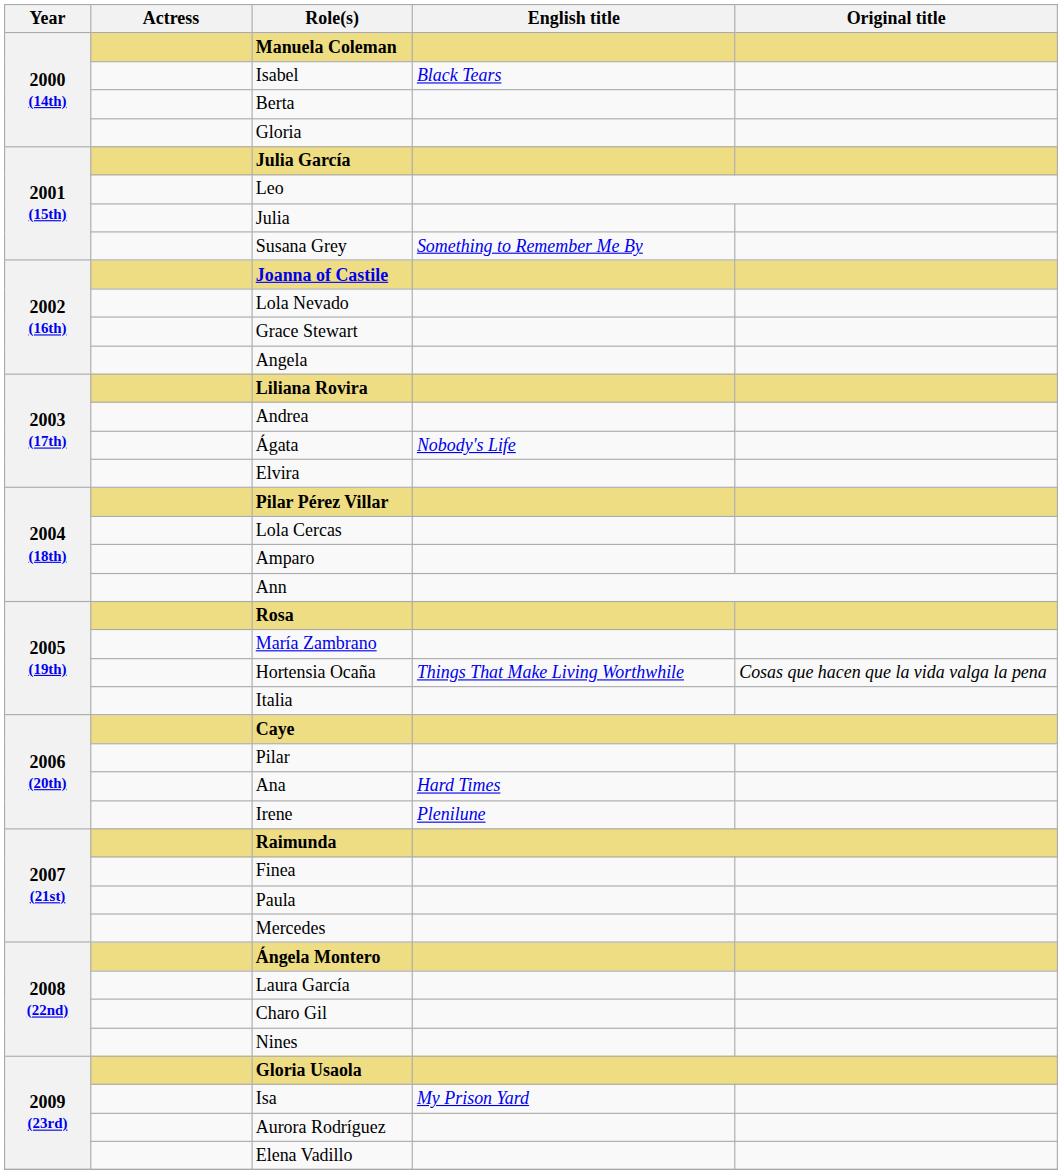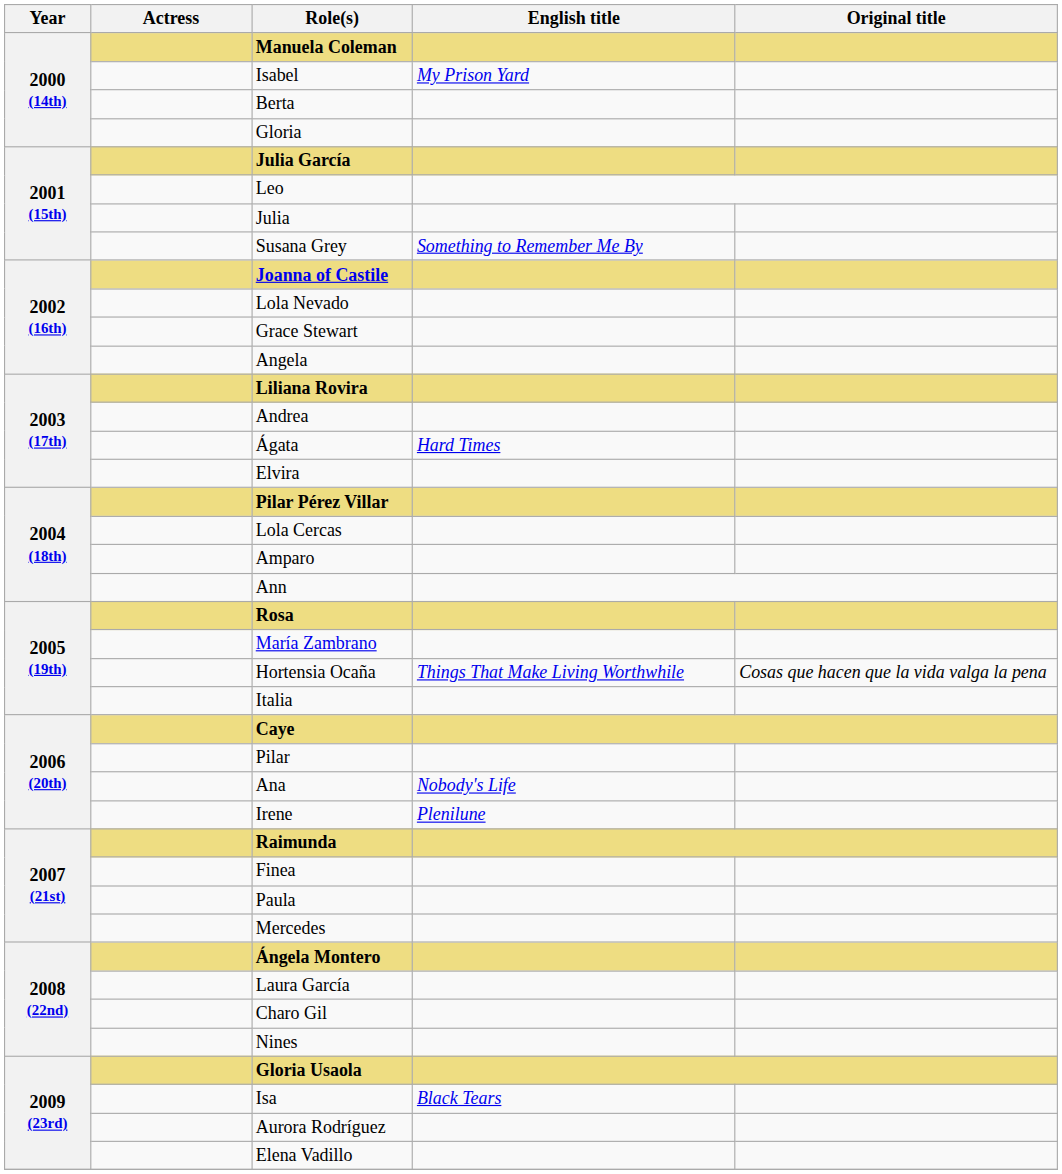(459, 75) Black Tears -> (473, 75) My Prison Yard
(466, 445) Nobody's Life -> (459, 445) Hard Times
(459, 786) Hard Times -> (466, 786) Nobody's Life
(473, 1098) My Prison Yard -> (459, 1098) Black Tears
